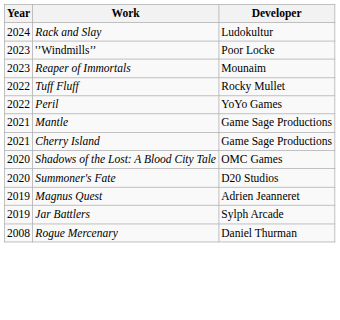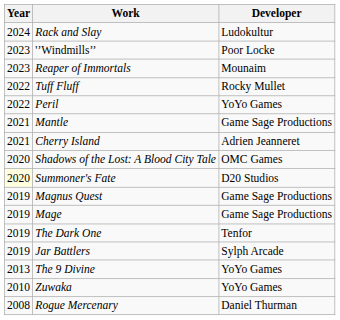(277, 141) Game Sage Productions -> (260, 141) Adrien Jeanneret
(19, 178) no background -> (19, 178) lightyellow background
(260, 196) Adrien Jeanneret -> (277, 196) Game Sage Productions
+ row: (48, 214)
+ row: (68, 232)
+ row: (65, 269)
+ row: (54, 287)
